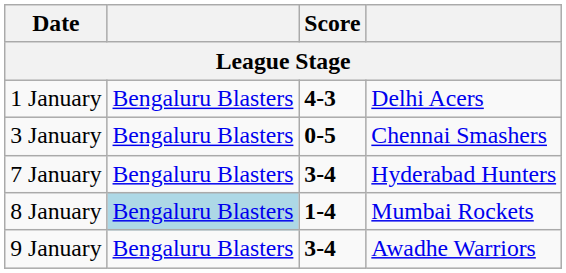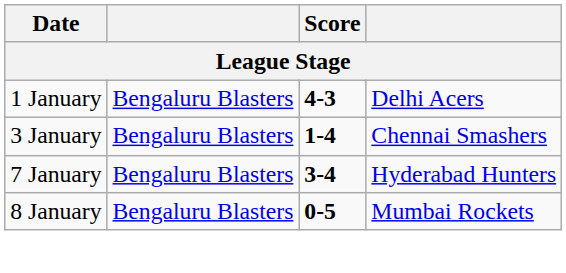(320, 135) 0-5 -> (320, 135) 1-4
(203, 211) lightblue background -> (203, 211) no background
(320, 211) 1-4 -> (320, 211) 0-5
- row: (56, 248)
